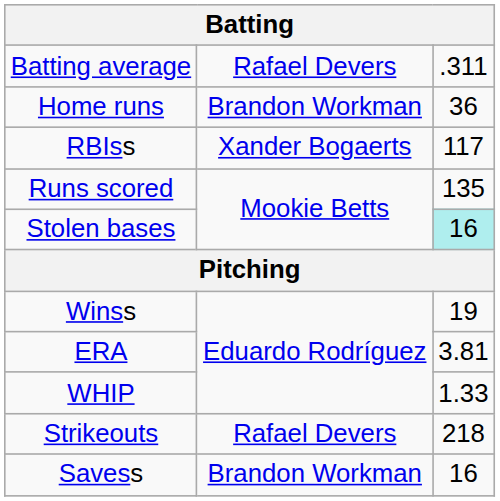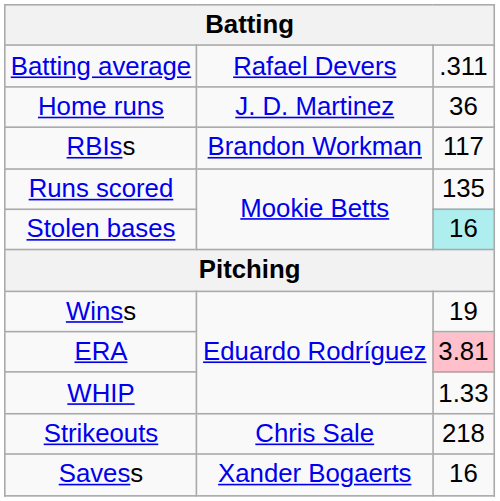(315, 106) Brandon Workman -> (315, 106) J. D. Martinez
(315, 147) Xander Bogaerts -> (315, 147) Brandon Workman
(463, 351) no background -> (463, 351) pink background
(315, 433) Rafael Devers -> (315, 433) Chris Sale
(315, 474) Brandon Workman -> (315, 474) Xander Bogaerts
